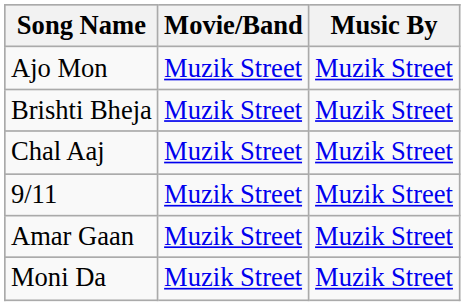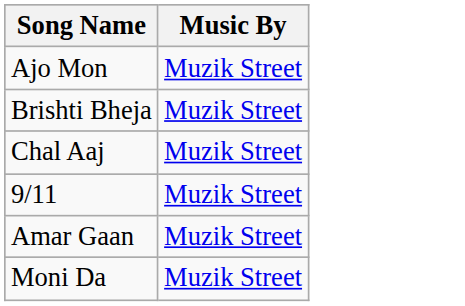- column: (233, 25)
